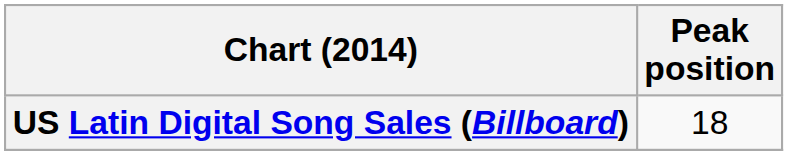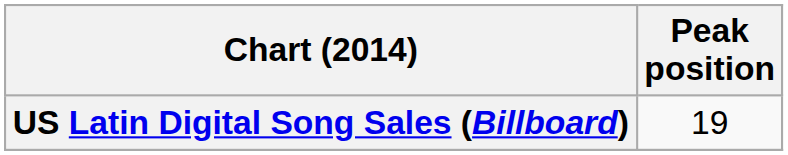(710, 122) 18 -> (710, 122) 19
